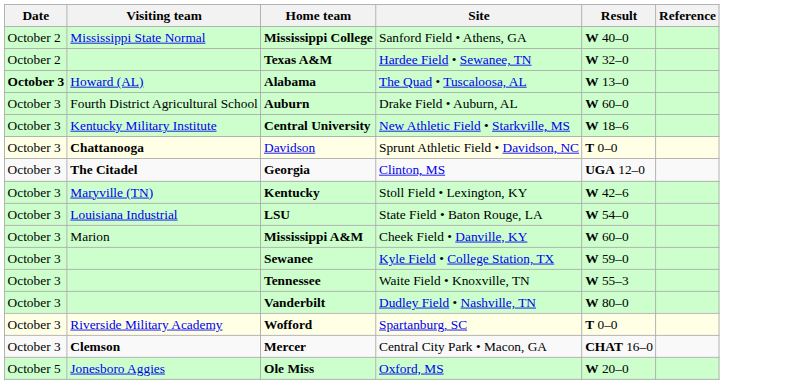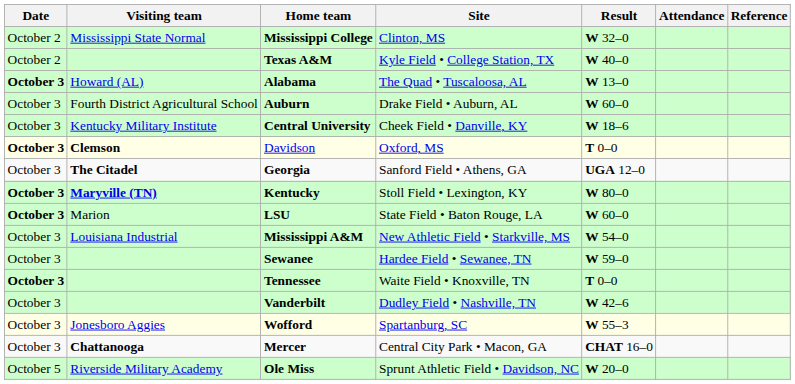+ column: (692, 15)
(453, 37) Sanford Field • Athens, GA -> (412, 37) Clinton, MS
(607, 37) W 40–0 -> (607, 37) W 32–0
(455, 59) Hardee Field • Sewanee, TN -> (467, 59) Kyle Field • College Station, TX
(607, 59) W 32–0 -> (607, 59) W 40–0
(475, 125) New Athletic Field • Starkville, MS -> (453, 125) Cheek Field • Danville, KY
(34, 148) normal -> (36, 148) bold
(107, 148) Chattanooga -> (95, 148) Clemson
(479, 148) Sprunt Athletic Field • Davidson, NC -> (411, 148) Oxford, MS
(412, 170) Clinton, MS -> (453, 170) Sanford Field • Athens, GA
(34, 192) normal -> (36, 192) bold
(112, 192) normal -> (114, 192) bold
(607, 192) W 42–6 -> (607, 192) W 80–0
(34, 214) normal -> (36, 214) bold
(124, 214) Louisiana Industrial -> (90, 214) Marion
(607, 214) W 54–0 -> (607, 214) W 60–0
(90, 236) Marion -> (124, 236) Louisiana Industrial
(453, 236) Cheek Field • Danville, KY -> (475, 236) New Athletic Field • Starkville, MS
(607, 236) W 60–0 -> (607, 236) W 54–0
(467, 258) Kyle Field • College Station, TX -> (455, 258) Hardee Field • Sewanee, TN
(34, 280) normal -> (36, 280) bold
(607, 280) W 55–3 -> (601, 280) T 0–0
(607, 302) W 80–0 -> (607, 302) W 42–6
(146, 324) Riverside Military Academy -> (118, 324) Jonesboro Aggies
(601, 324) T 0–0 -> (607, 324) W 55–3
(95, 346) Clemson -> (107, 346) Chattanooga
(118, 368) Jonesboro Aggies -> (146, 368) Riverside Military Academy
(411, 368) Oxford, MS -> (479, 368) Sprunt Athletic Field • Davidson, NC
